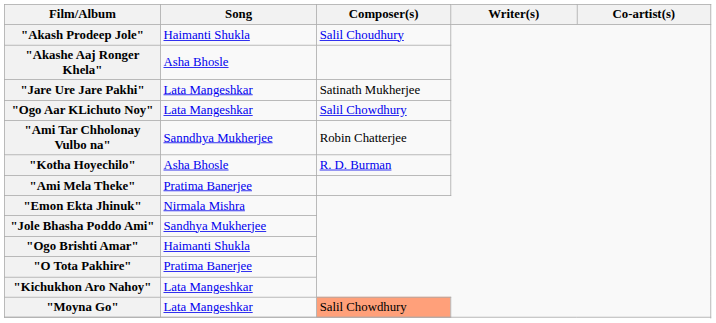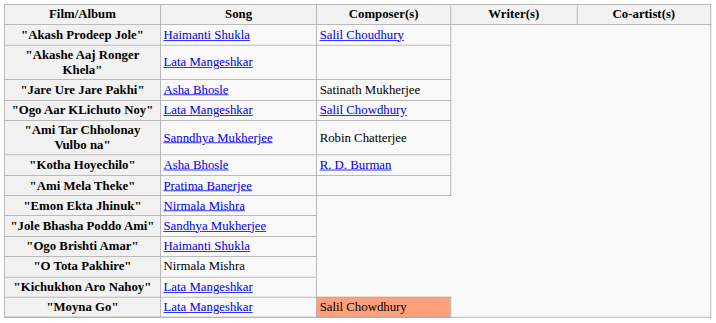(196, 62) Asha Bhosle -> (208, 62) Lata Mangeshkar
(208, 89) Lata Mangeshkar -> (196, 89) Asha Bhosle
(208, 266) Pratima Banerjee -> (204, 266) Nirmala Mishra
